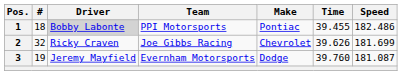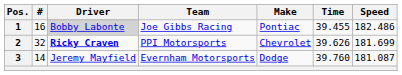(40, 28) 18 -> (40, 28) 16
(184, 28) PPI Motorsports -> (186, 28) Joe Gibbs Racing
(85, 43) normal -> (85, 43) bold
(186, 43) Joe Gibbs Racing -> (184, 43) PPI Motorsports
(40, 58) 19 -> (40, 58) 14
